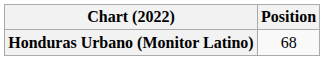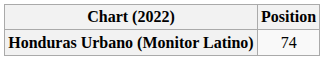(289, 42) 68 -> (289, 42) 74
